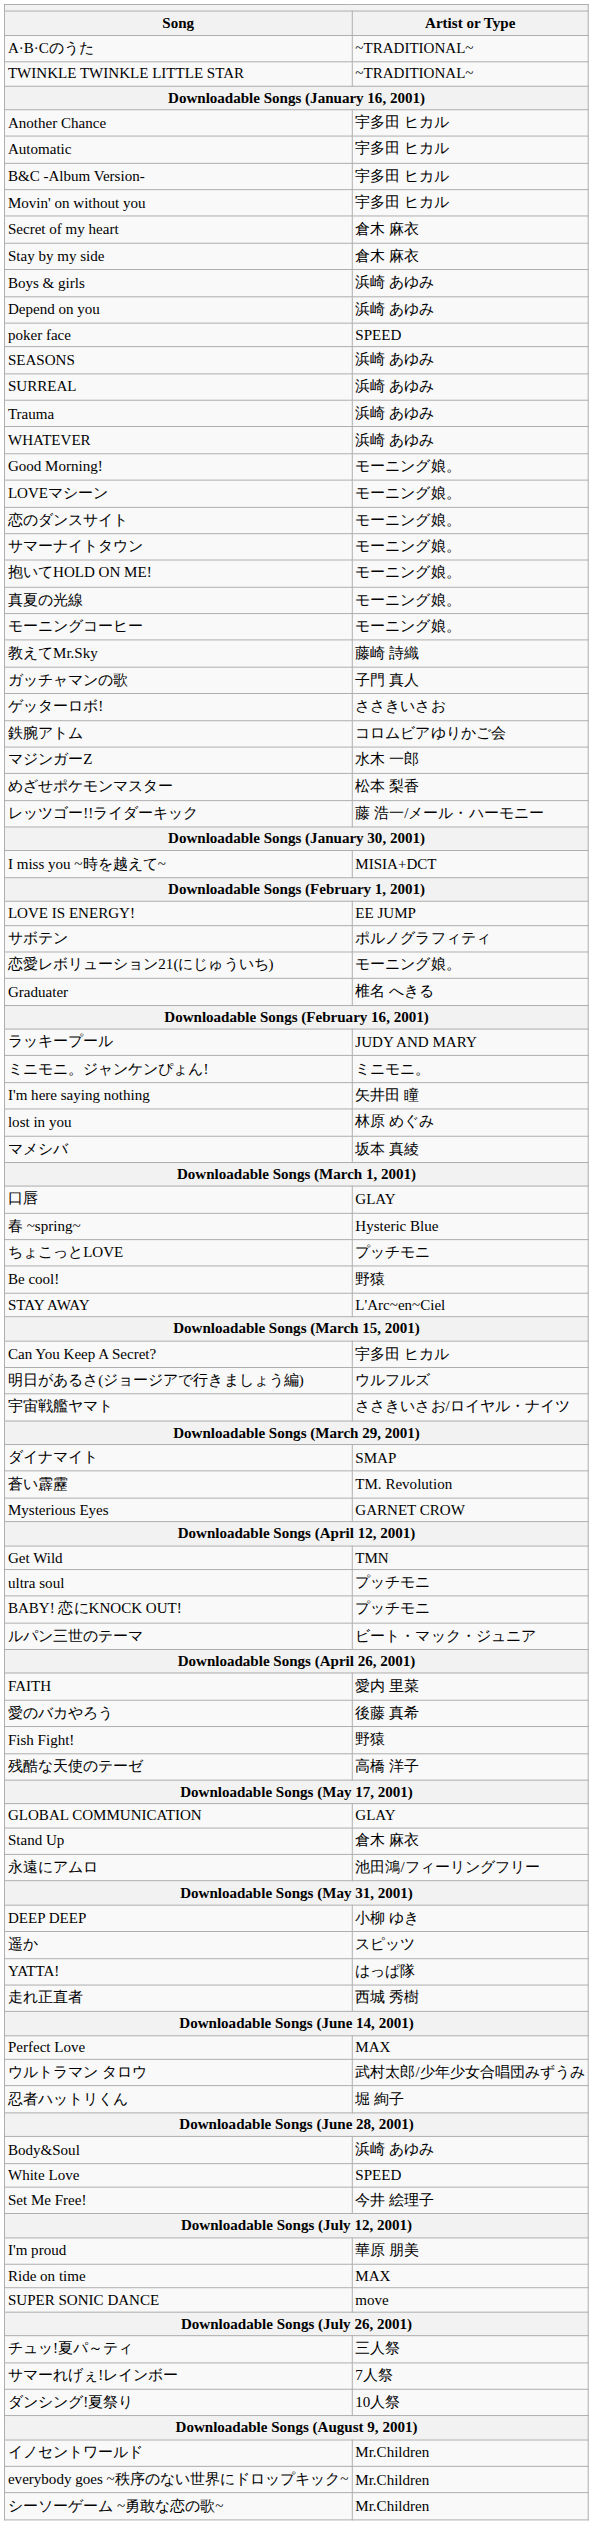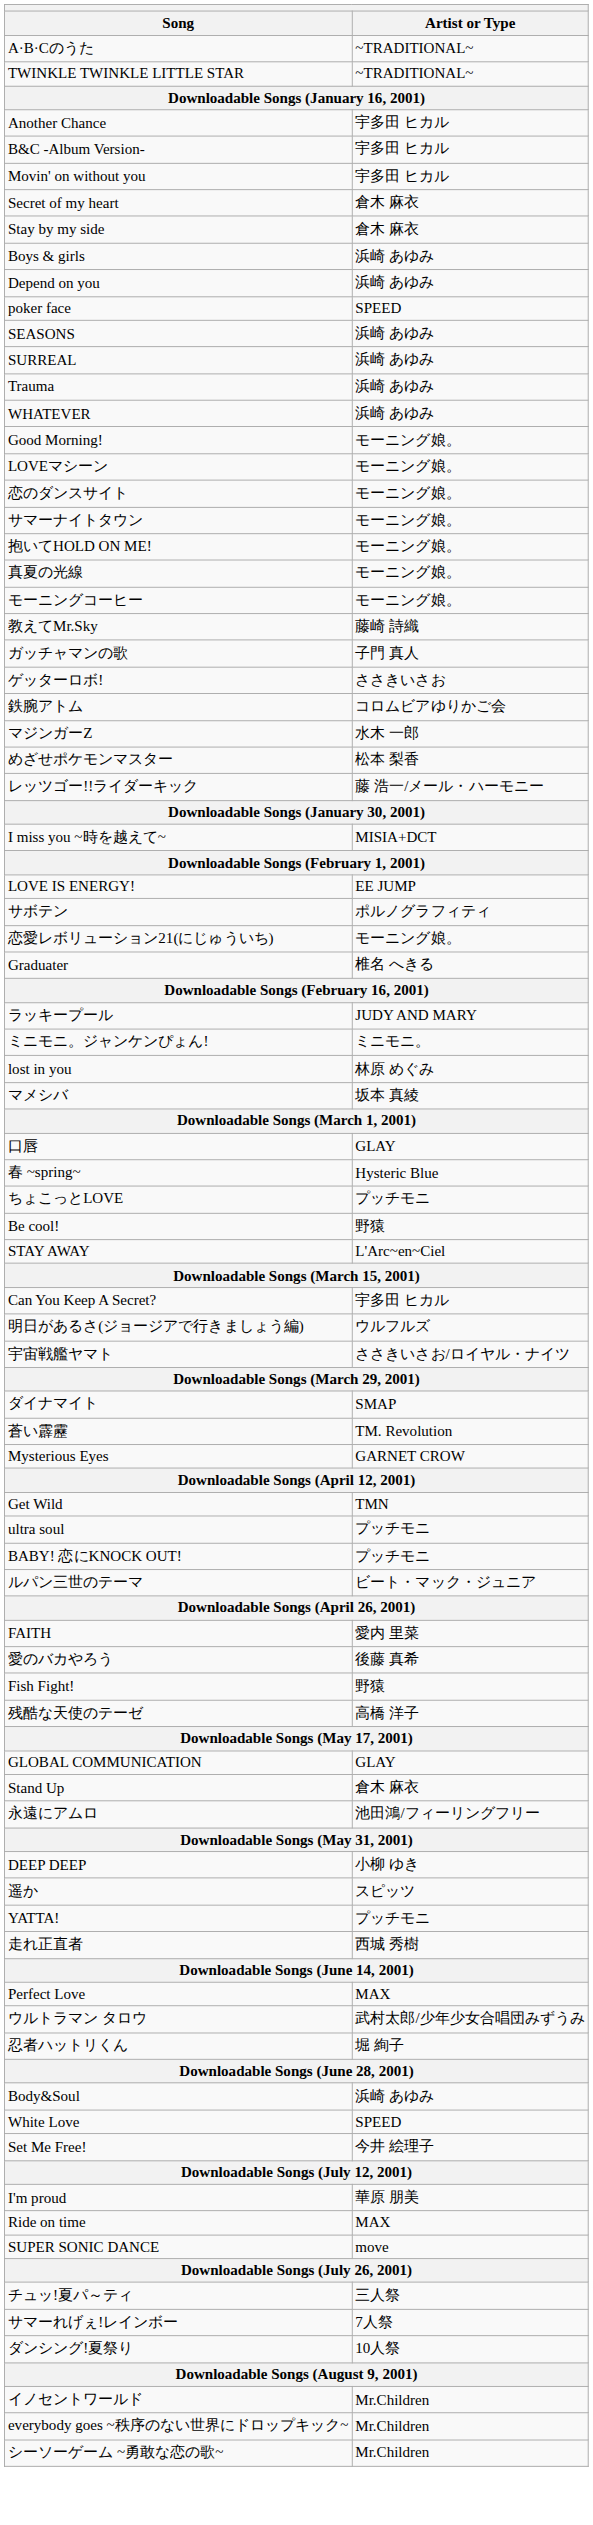- row: (40, 149)
- row: (79, 1095)
(385, 1971) はっぱ隊 -> (393, 1917) プッチモニ
